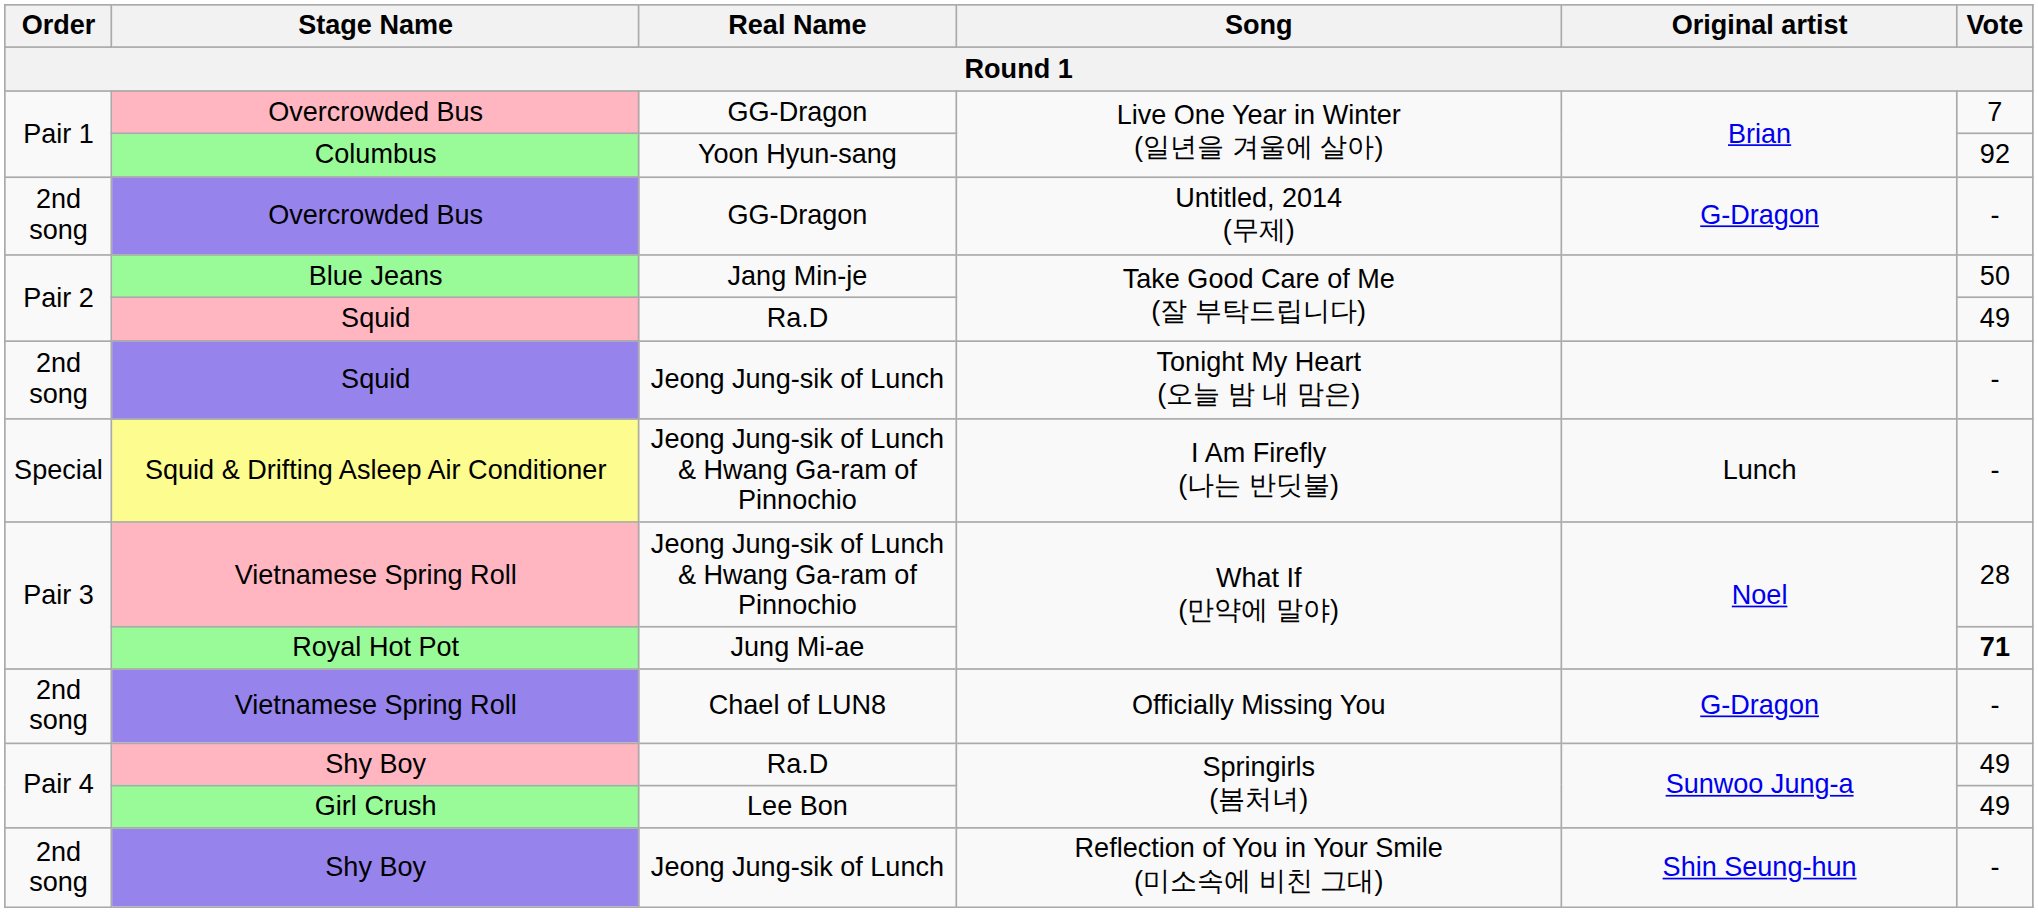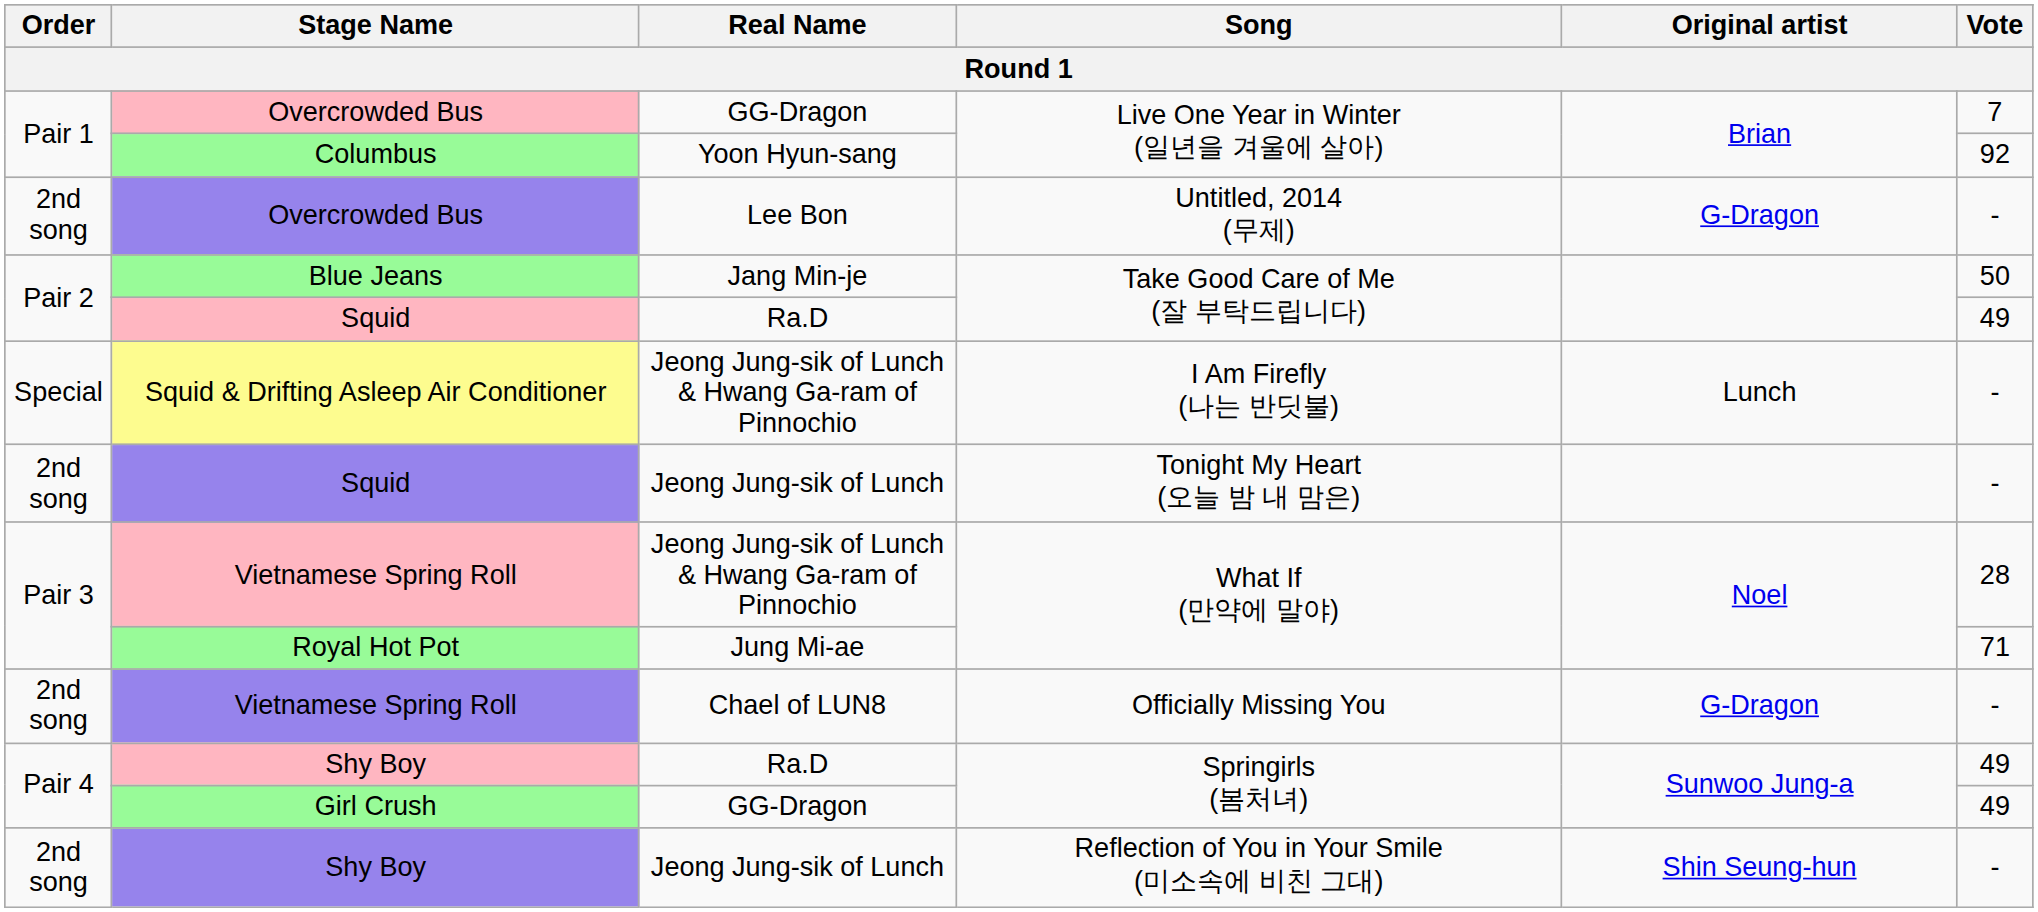(797, 215) GG-Dragon -> (797, 215) Lee Bon
rows swapped: (376, 379) <-> (376, 470)
(1995, 647) bold -> (1995, 647) normal
(797, 806) Lee Bon -> (797, 806) GG-Dragon
